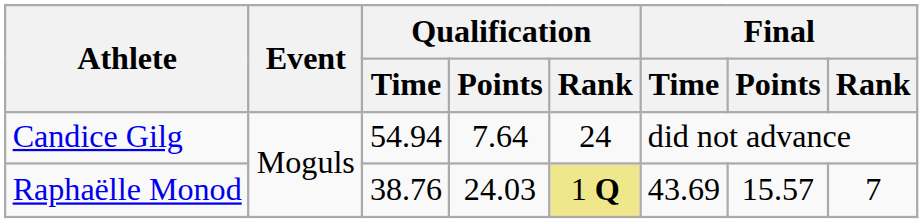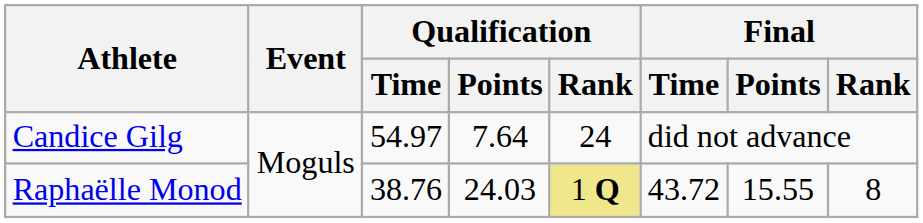(406, 137) 54.94 -> (406, 137) 54.97
(684, 190) 43.69 -> (684, 190) 43.72
(778, 190) 15.57 -> (778, 190) 15.55
(873, 190) 7 -> (873, 190) 8
